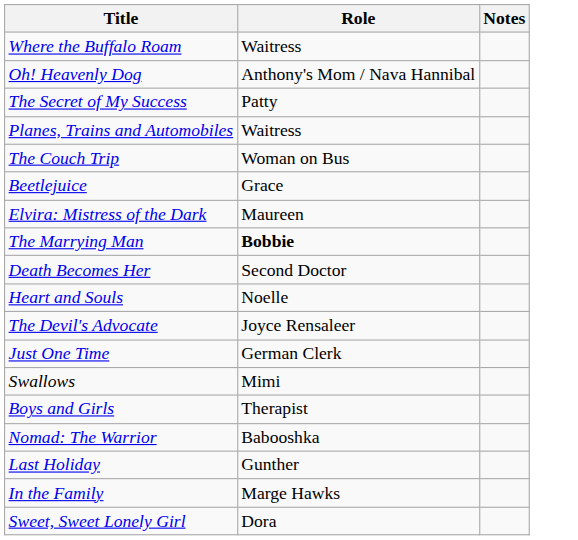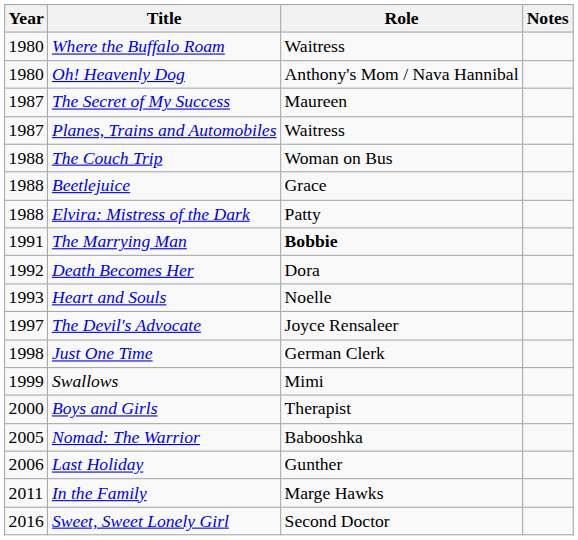+ column: (26, 18)
(259, 102) Patty -> (316, 102) Maureen
(273, 213) Maureen -> (303, 213) Patty
(294, 269) Second Doctor -> (302, 269) Dora
(259, 520) Dora -> (337, 520) Second Doctor
